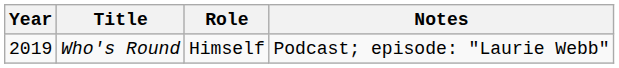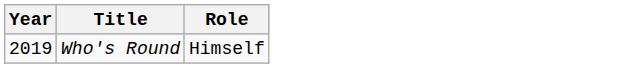- column: (441, 19)
